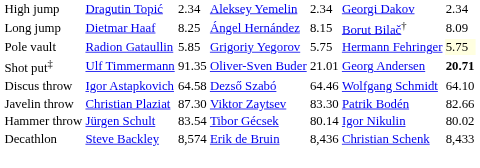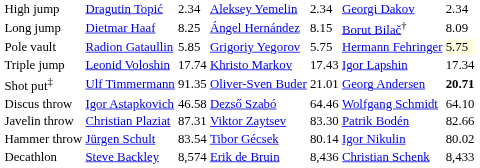+ row: (35, 64)
(192, 86) 64.58 -> (192, 103) 46.58
(192, 103) 87.30 -> (192, 121) 87.31
